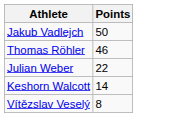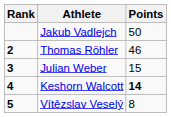+ column: (21, 14)
(102, 68) 22 -> (135, 68) 15
(102, 86) normal -> (135, 86) bold
